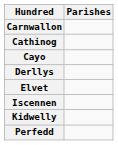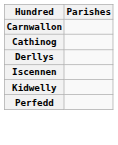- row: (34, 57)
- row: (34, 87)
